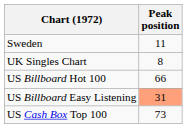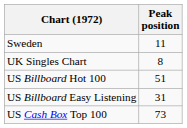(160, 79) 66 -> (160, 79) 51
(160, 97) lightsalmon background -> (160, 97) no background
